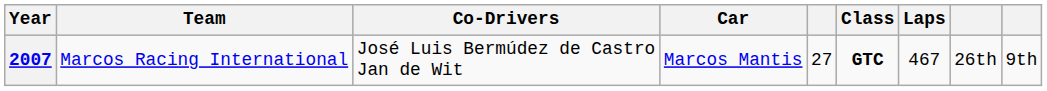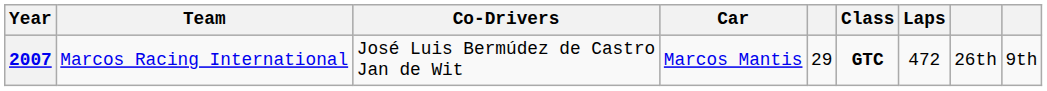(822, 60) 27 -> (822, 60) 29
(924, 60) 467 -> (924, 60) 472
